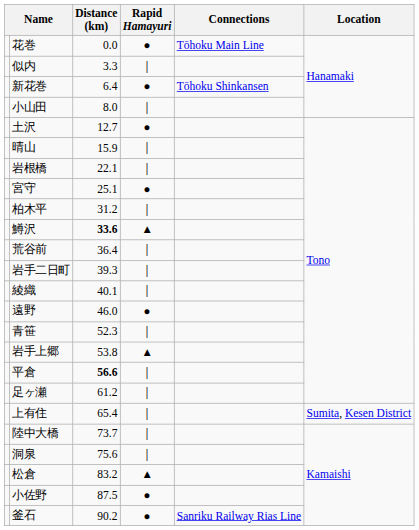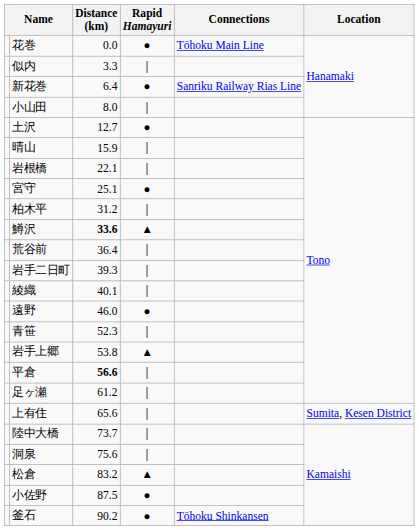(223, 86) Tōhoku Shinkansen -> (239, 86) Sanriku Railway Rias Line
(107, 413) 65.4 -> (107, 413) 65.6
(239, 515) Sanriku Railway Rias Line -> (223, 515) Tōhoku Shinkansen
